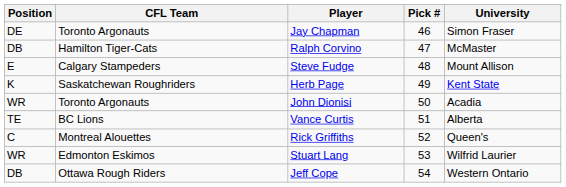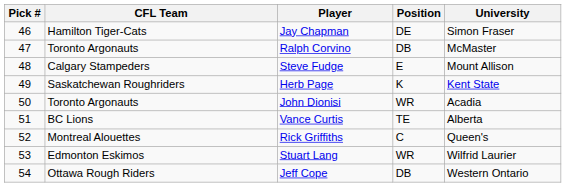columns swapped: (424, 13) <-> (30, 13)
(104, 31) Toronto Argonauts -> (97, 31) Hamilton Tiger-Cats
(108, 48) Hamilton Tiger-Cats -> (93, 48) Toronto Argonauts
